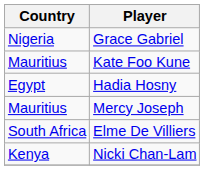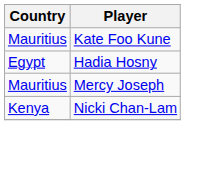- row: (138, 39)
- row: (144, 131)
